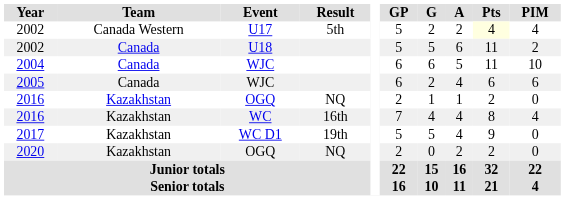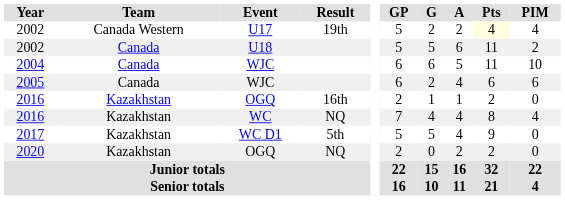(335, 30) 5th -> (335, 30) 19th
(335, 99) NQ -> (335, 99) 16th
(335, 117) 16th -> (335, 117) NQ
(335, 134) 19th -> (335, 134) 5th
